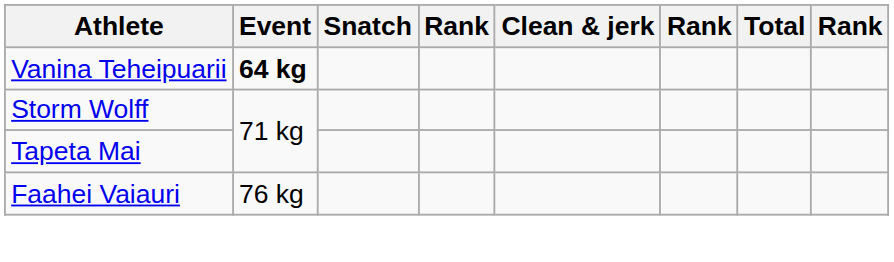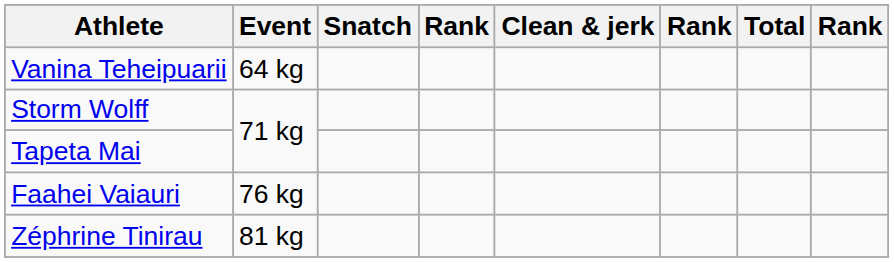(273, 68) bold -> (271, 68) normal
+ row: (107, 236)
